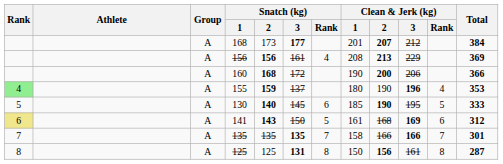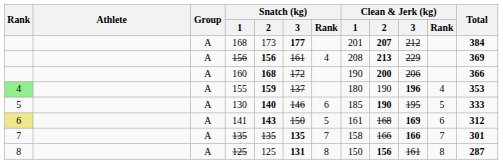(297, 105) 145 -> (297, 105) 146
